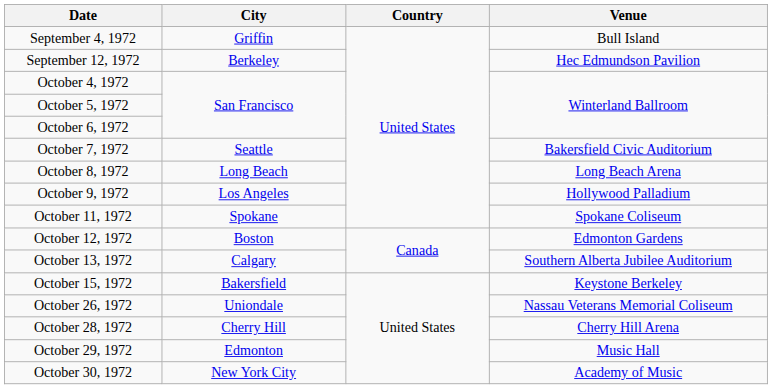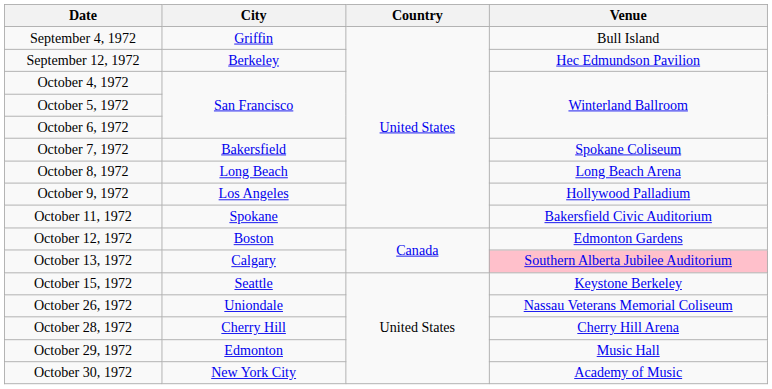(254, 149) Seattle -> (254, 149) Bakersfield
(628, 149) Bakersfield Civic Auditorium -> (628, 149) Spokane Coliseum
(628, 216) Spokane Coliseum -> (628, 216) Bakersfield Civic Auditorium
(628, 261) no background -> (628, 261) pink background
(254, 283) Bakersfield -> (254, 283) Seattle
